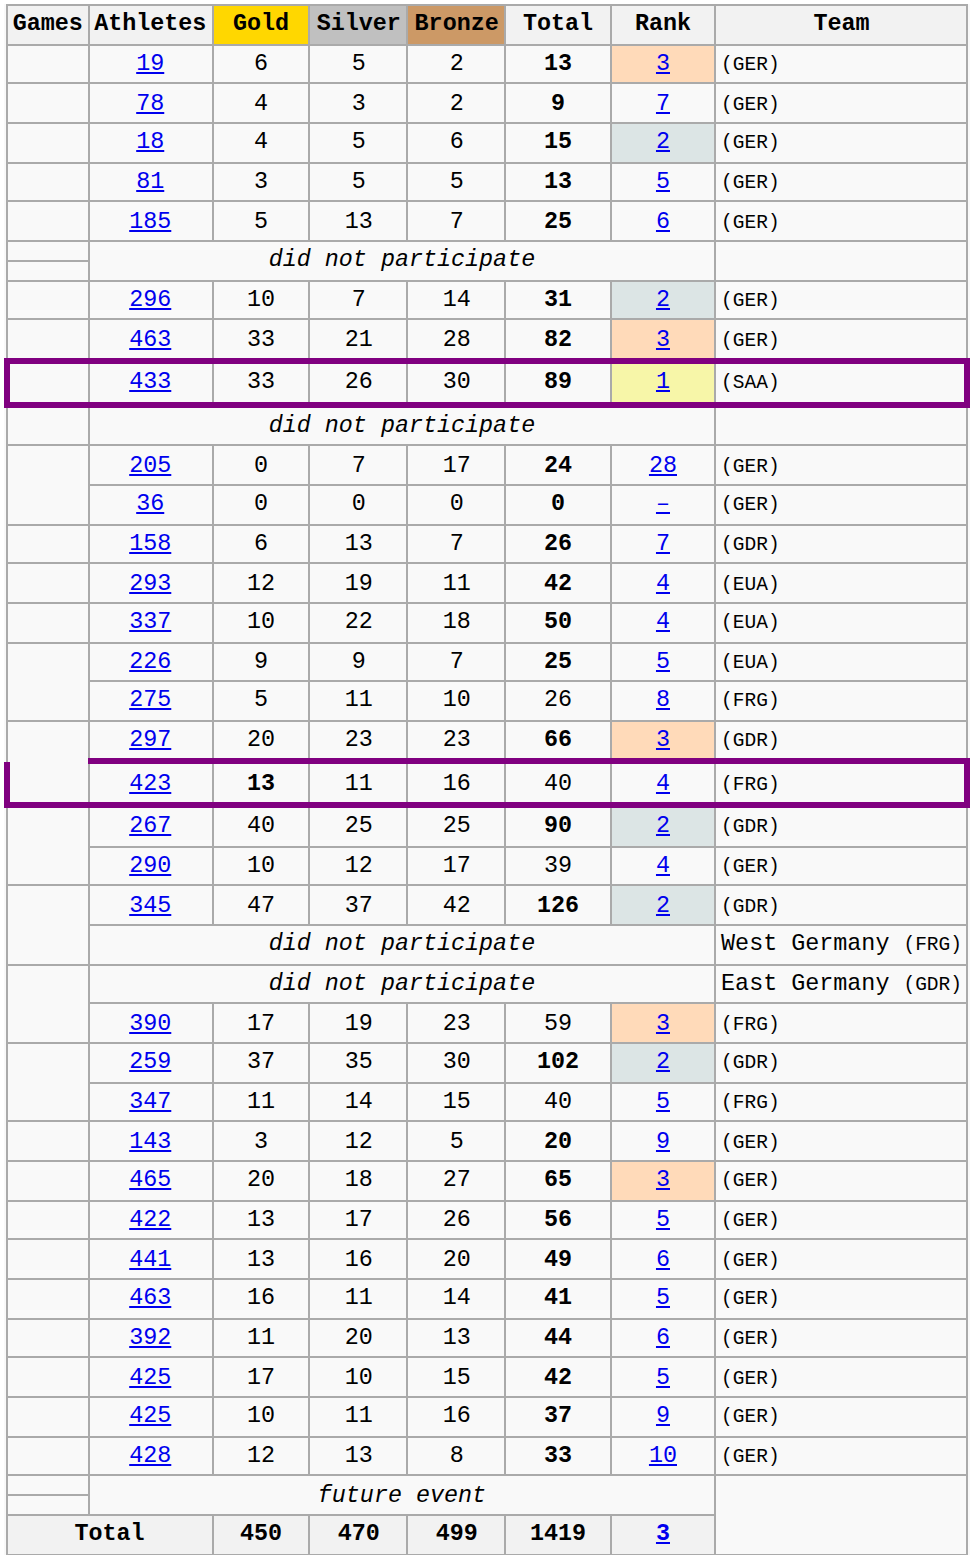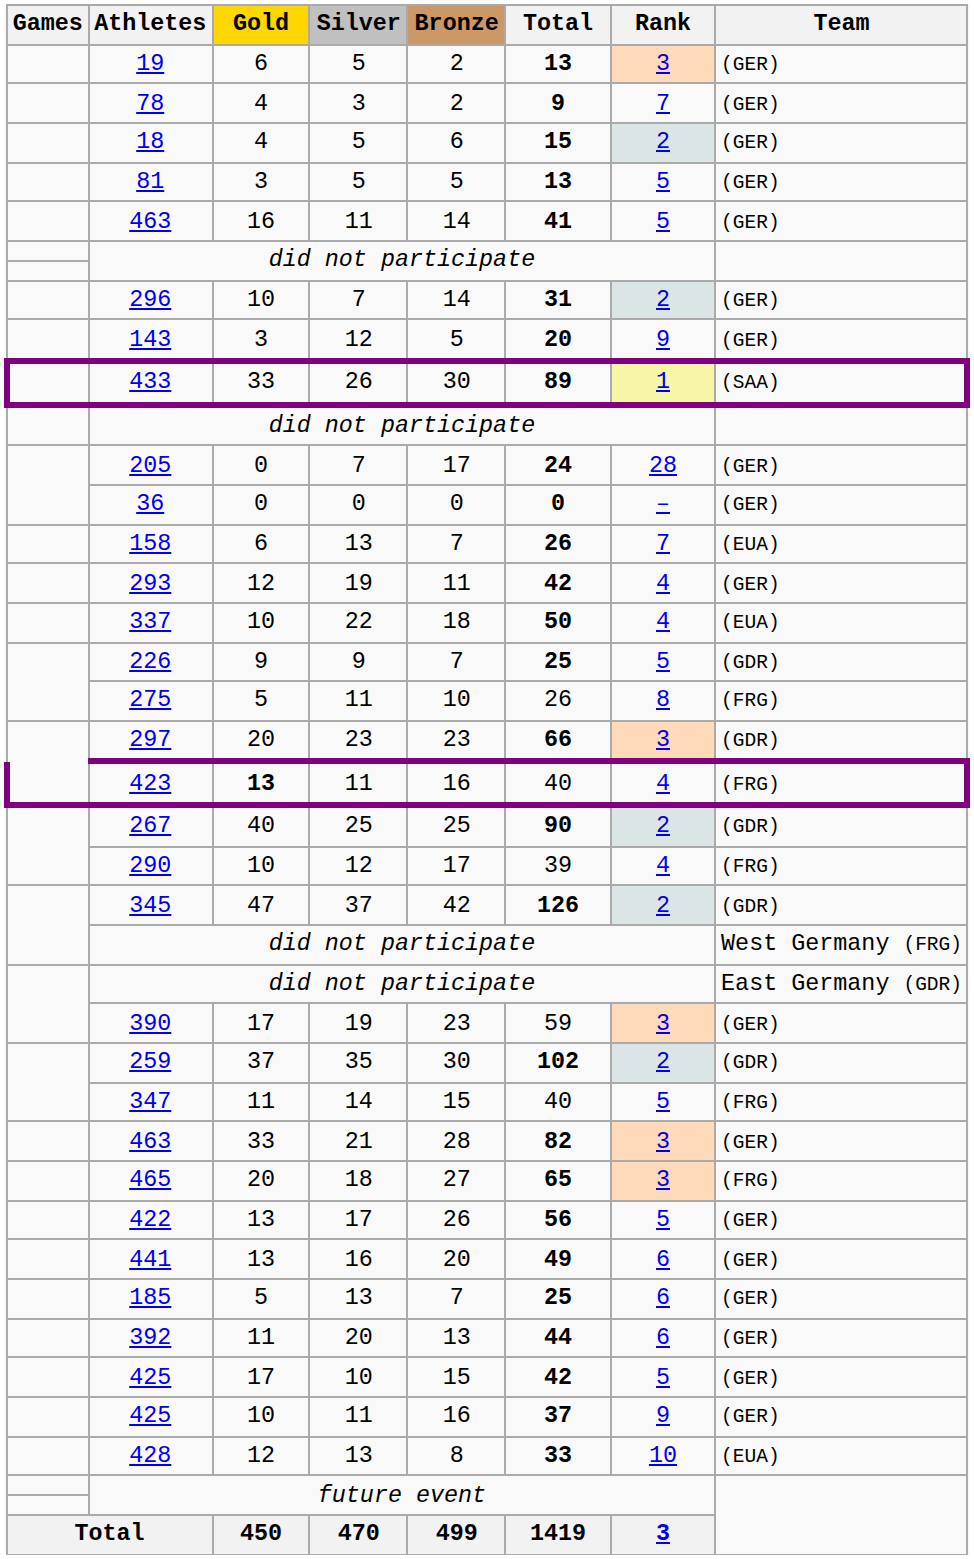rows swapped: (150, 221) <-> (150, 1298)
rows swapped: (150, 1141) <-> (150, 339)
(750, 544) (GDR) -> (750, 544) (EUA)
(750, 584) (EUA) -> (750, 584) (GER)
(750, 662) (EUA) -> (750, 662) (GDR)
(750, 867) (GER) -> (750, 867) (FRG)
(750, 1024) (FRG) -> (750, 1024) (GER)
(750, 1181) (GER) -> (750, 1181) (FRG)
(750, 1457) (GER) -> (750, 1457) (EUA)
